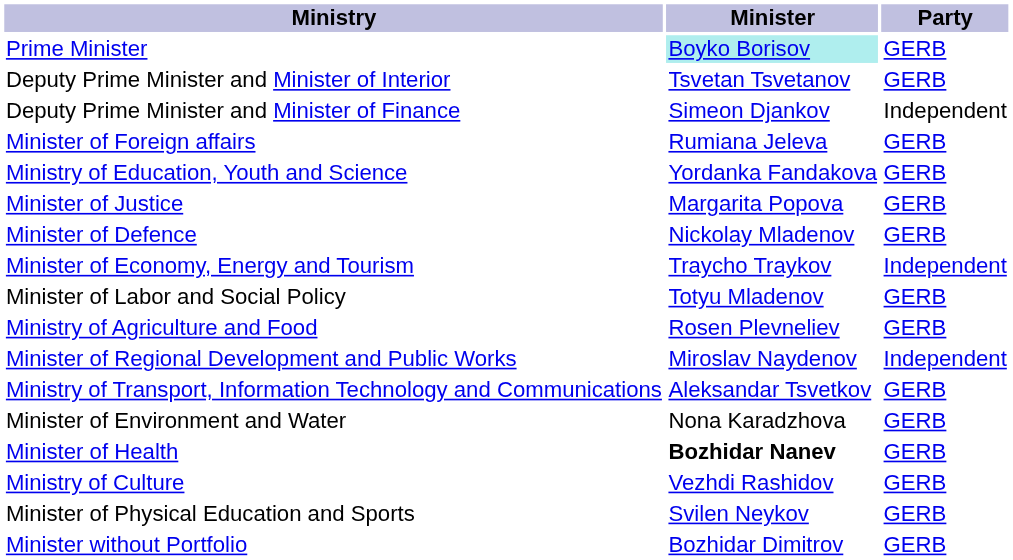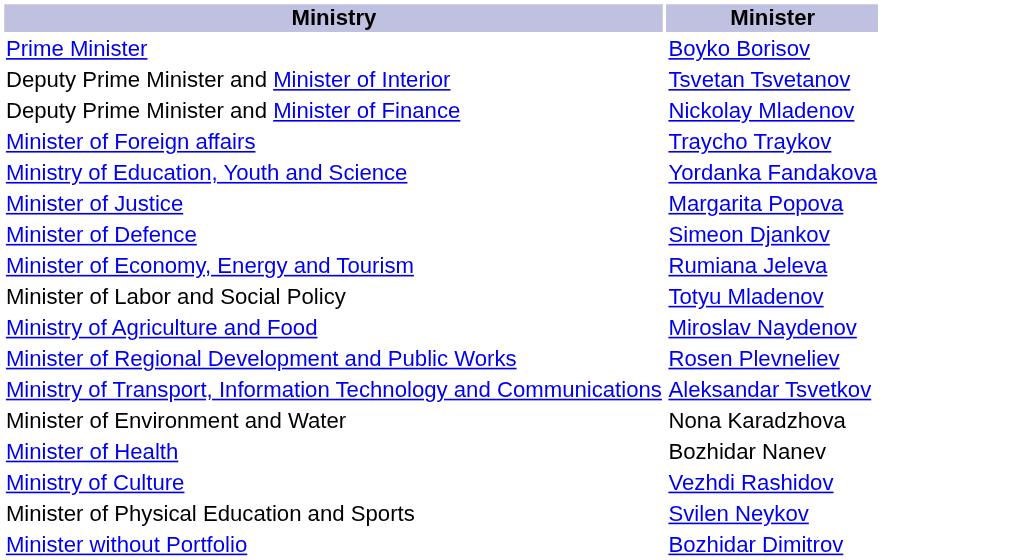- column: (945, 18)
(739, 49) paleturquoise background -> (739, 49) no background
(749, 111) Simeon Djankov -> (761, 111) Nickolay Mladenov
(748, 142) Rumiana Jeleva -> (750, 142) Traycho Traykov
(761, 235) Nickolay Mladenov -> (749, 235) Simeon Djankov
(750, 266) Traycho Traykov -> (748, 266) Rumiana Jeleva
(754, 328) Rosen Plevneliev -> (763, 328) Miroslav Naydenov
(763, 359) Miroslav Naydenov -> (754, 359) Rosen Plevneliev
(752, 452) bold -> (747, 452) normal
